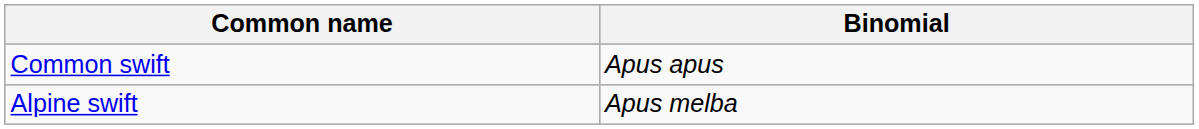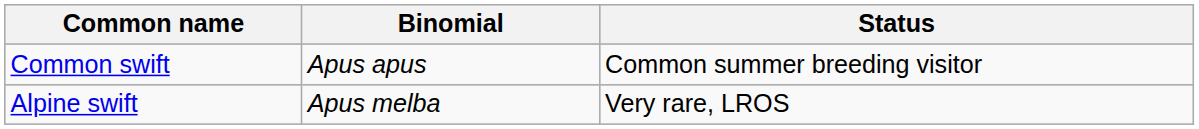+ column: (897, 24)
